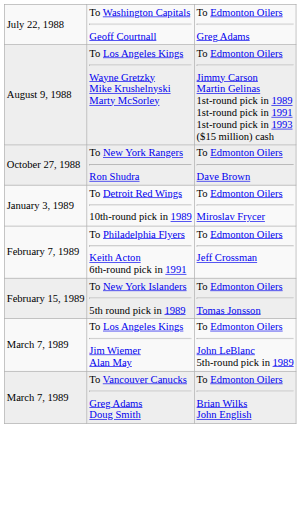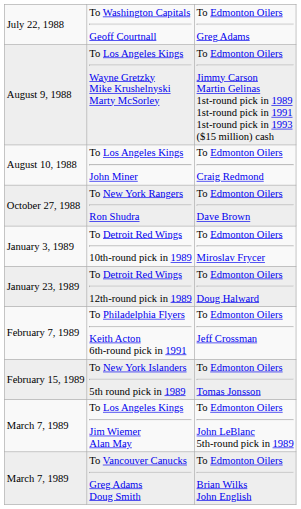+ row: (141, 165)
+ row: (141, 286)
